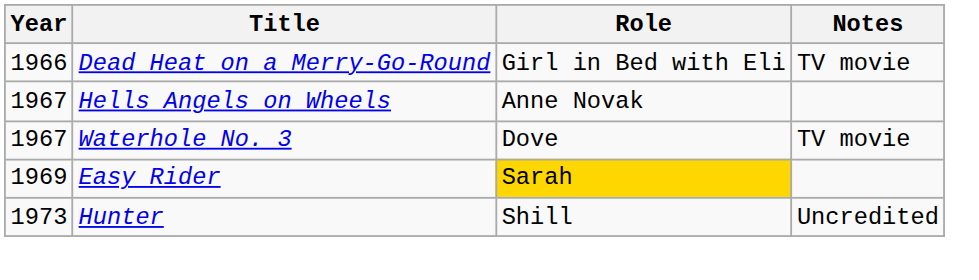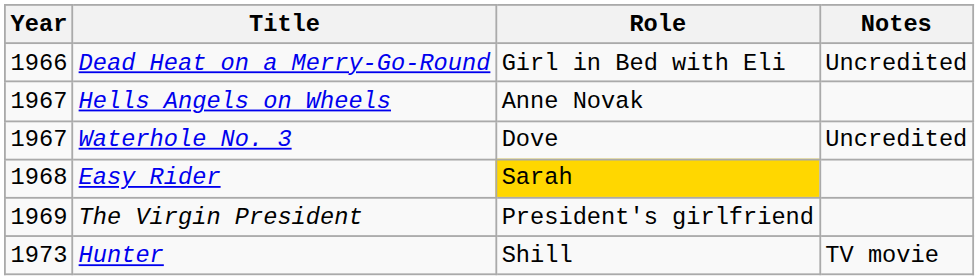(854, 63) TV movie -> (896, 63) Uncredited
(854, 140) TV movie -> (896, 140) Uncredited
(39, 178) 1969 -> (39, 178) 1968
+ row: (221, 217)
(868, 217) Uncredited -> (882, 256) TV movie
